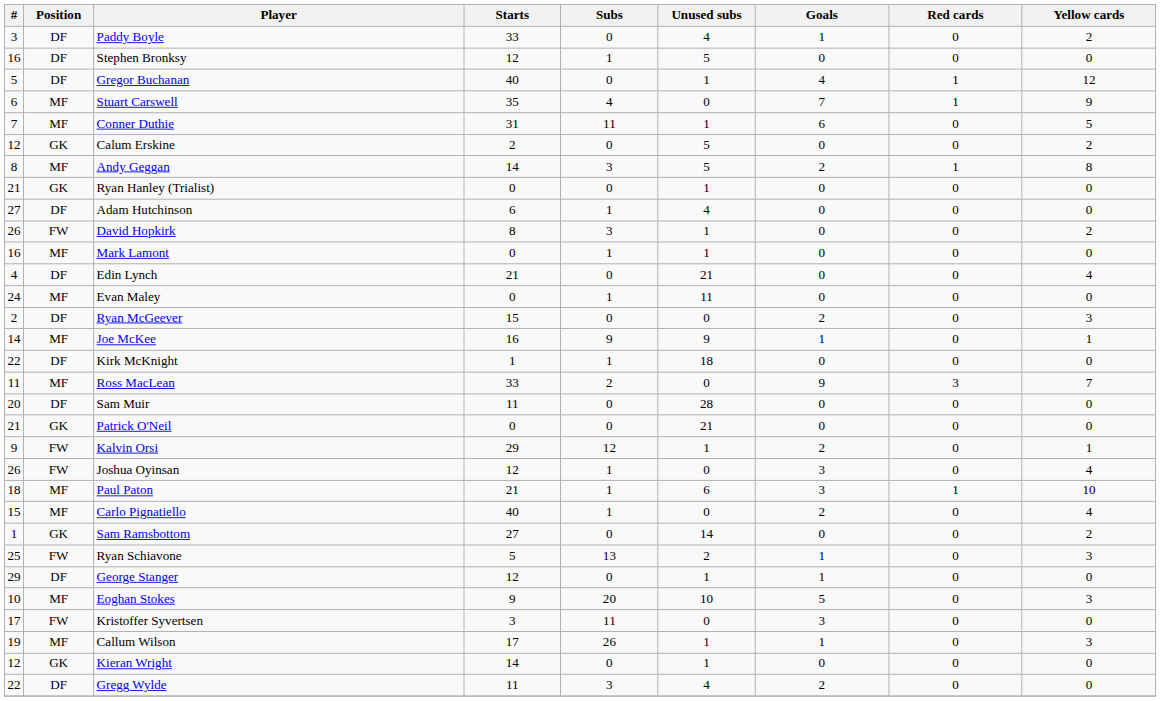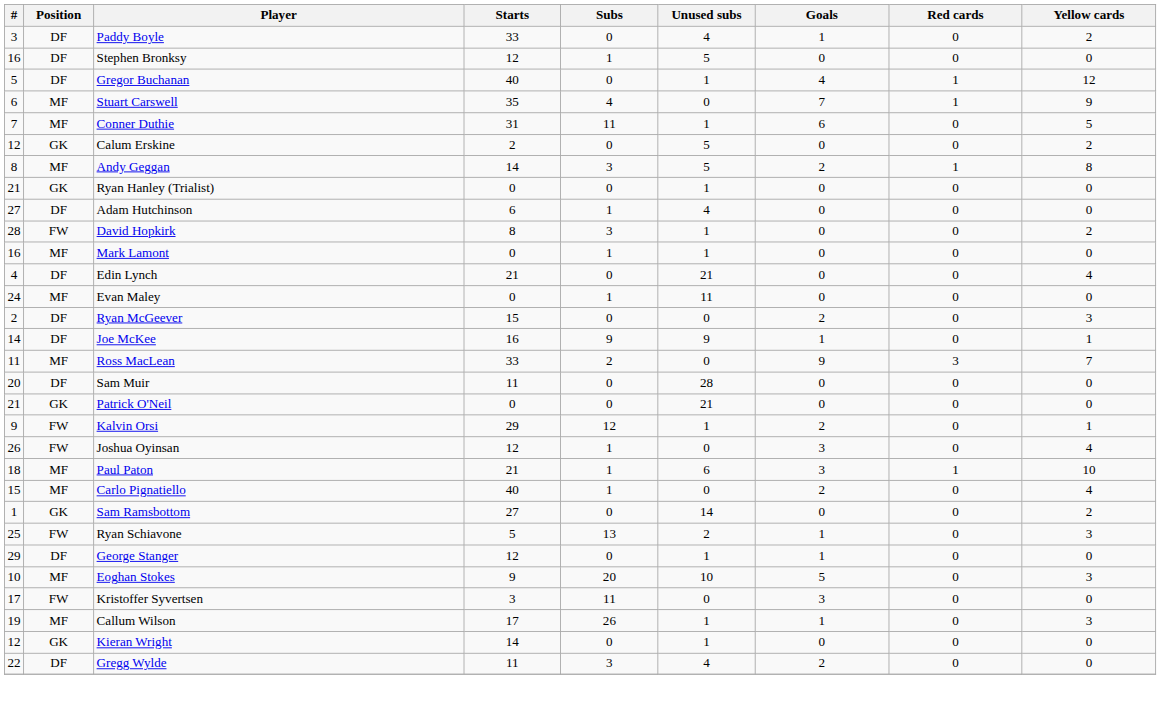(14, 231) 26 -> (14, 231) 28
(59, 339) MF -> (59, 339) DF
- row: (137, 361)
